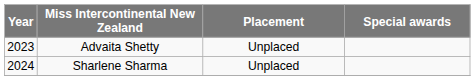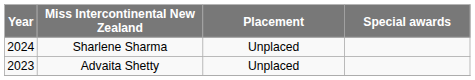rows swapped: (120, 66) <-> (120, 47)
